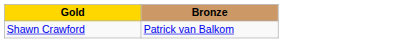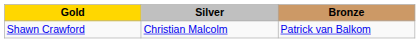+ column: (210, 12)
